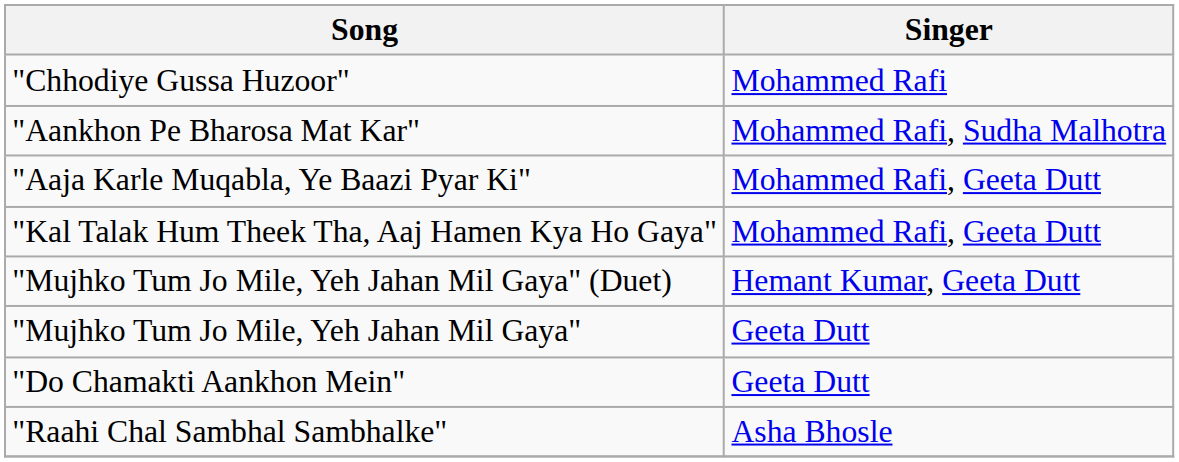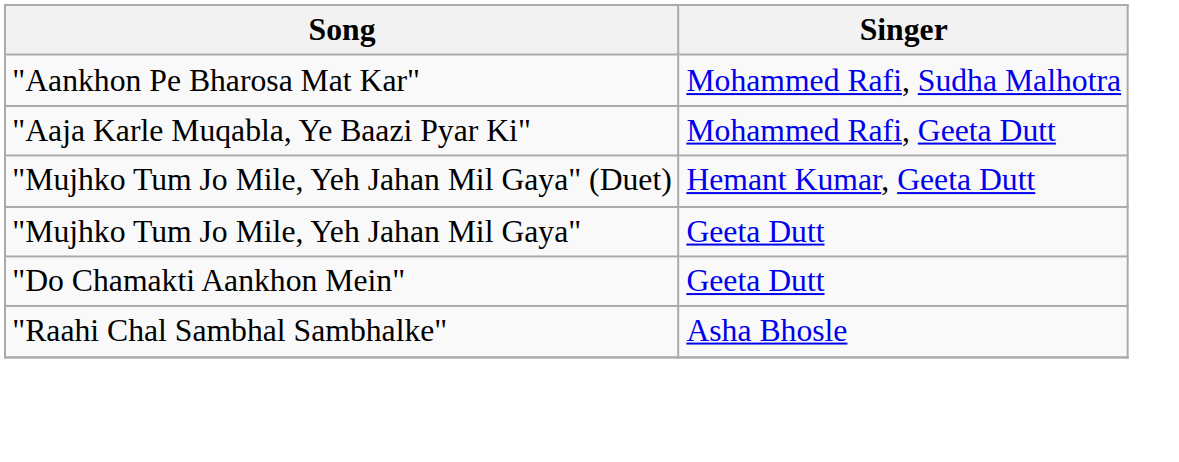- row: (181, 79)
- row: (365, 230)
